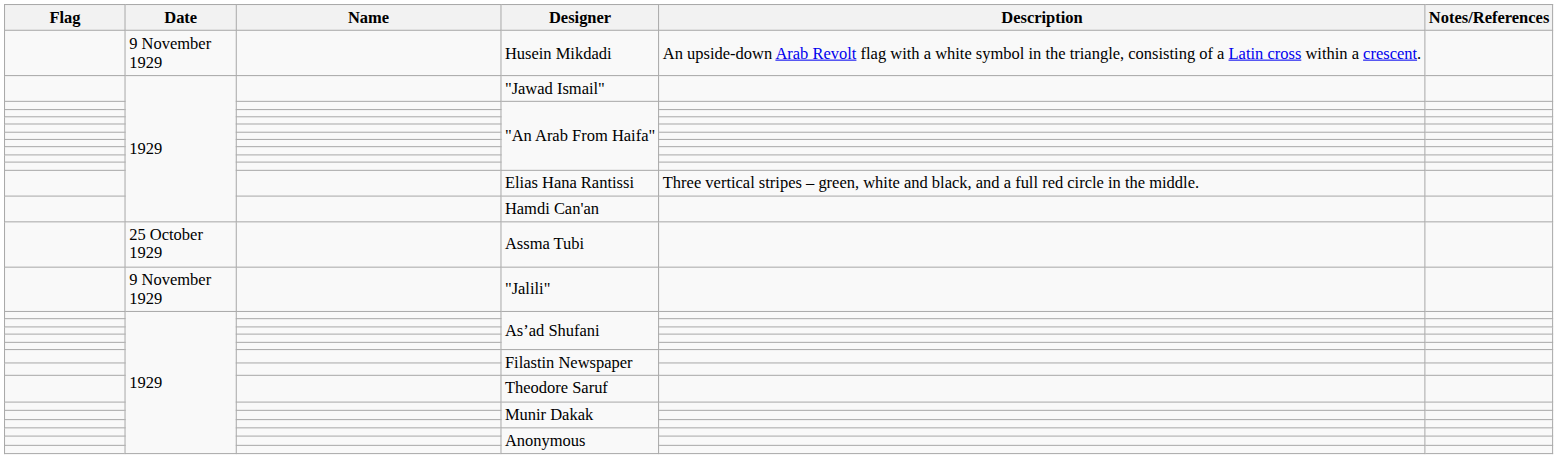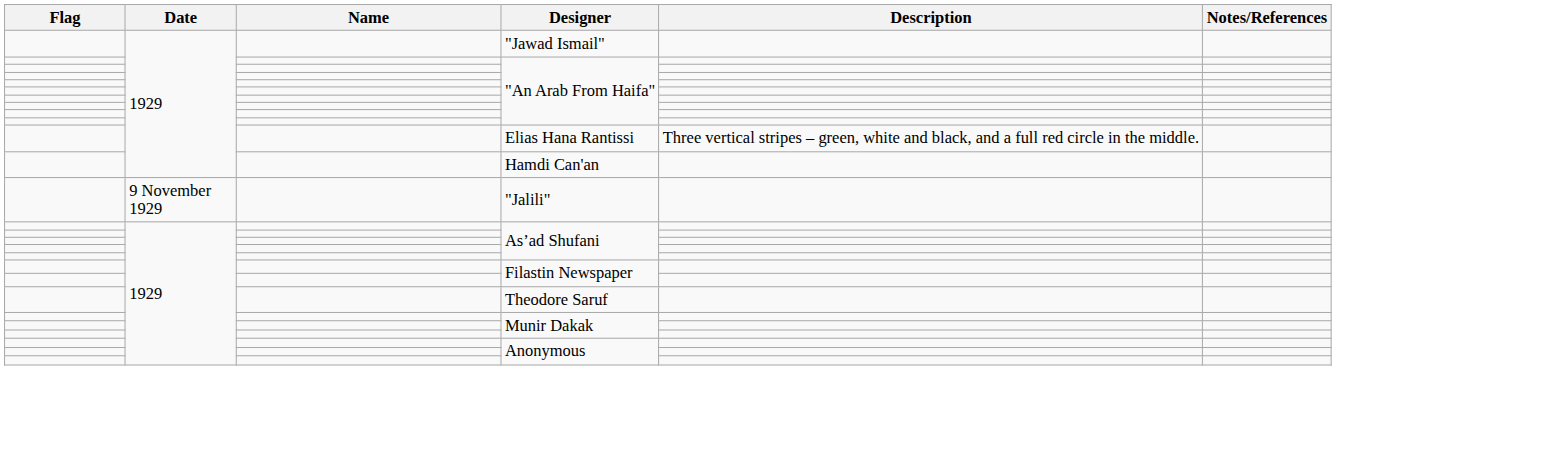- row: (170, 52)
- row: (166, 244)
